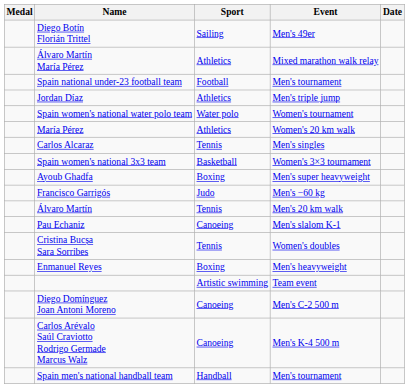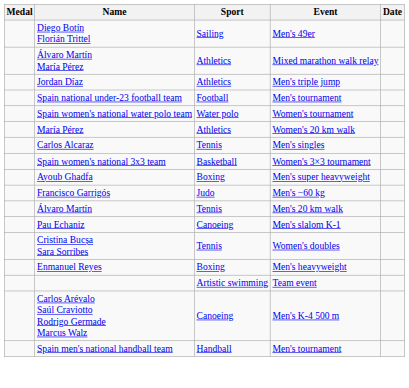rows swapped: (109, 82) <-> (60, 98)
- row: (76, 304)
